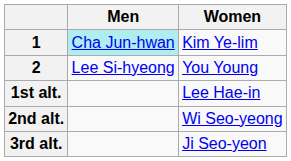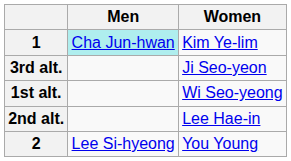rows swapped: (36, 67) <-> (36, 144)
(221, 93) Lee Hae-in -> (232, 93) Wi Seo-yeong
(232, 118) Wi Seo-yeong -> (221, 118) Lee Hae-in
